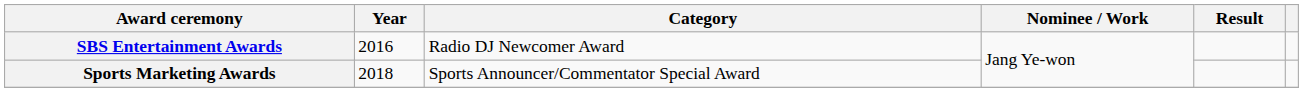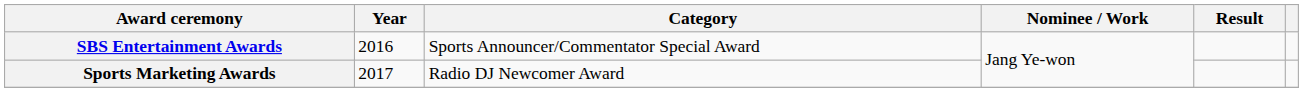(526, 45) Radio DJ Newcomer Award -> (594, 45) Sports Announcer/Commentator Special Award
(376, 73) 2018 -> (376, 73) 2017
(594, 73) Sports Announcer/Commentator Special Award -> (526, 73) Radio DJ Newcomer Award
